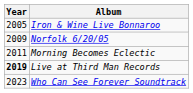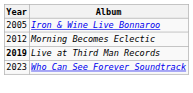- row: (70, 39)
(17, 53) 2011 -> (17, 39) 2012
